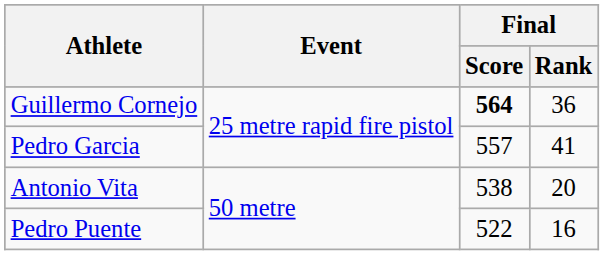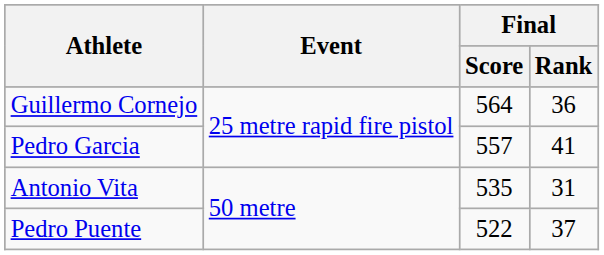(494, 106) bold -> (494, 106) normal
(494, 187) 538 -> (494, 187) 535
(564, 187) 20 -> (564, 187) 31
(564, 228) 16 -> (564, 228) 37
